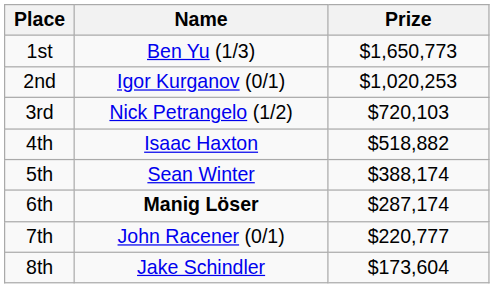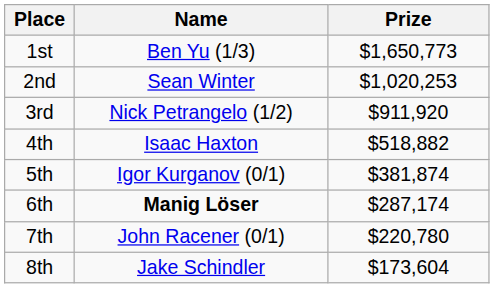(201, 81) Igor Kurganov (0/1) -> (201, 81) Sean Winter
(408, 112) $720,103 -> (408, 112) $911,920
(201, 174) Sean Winter -> (201, 174) Igor Kurganov (0/1)
(408, 174) $388,174 -> (408, 174) $381,874
(408, 236) $220,777 -> (408, 236) $220,780
